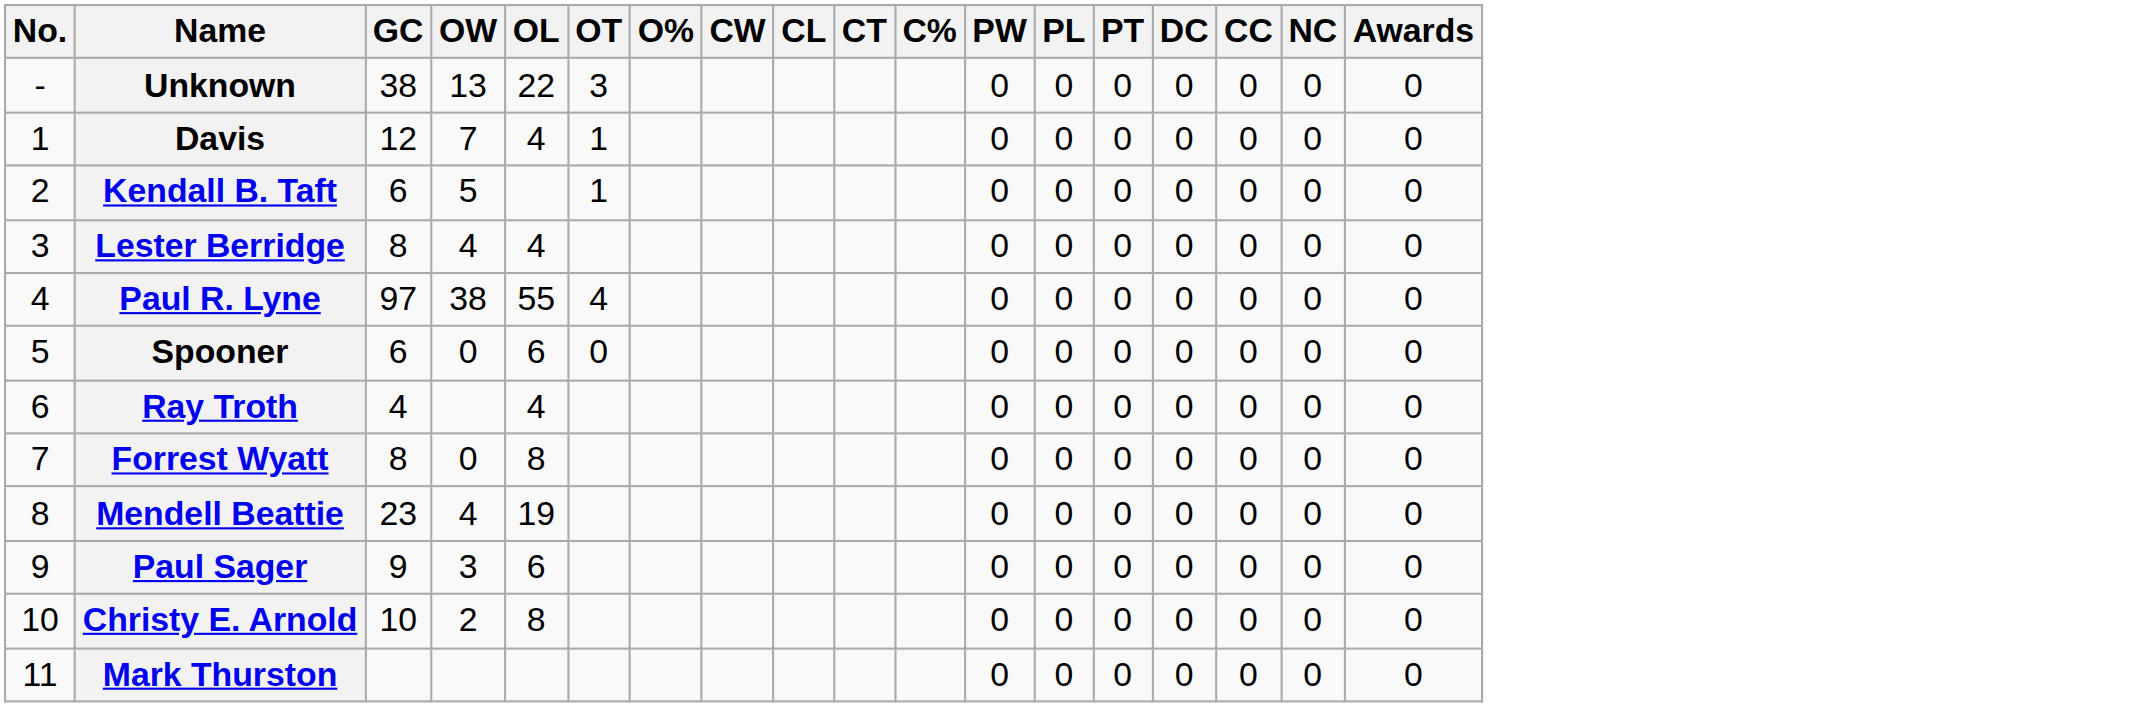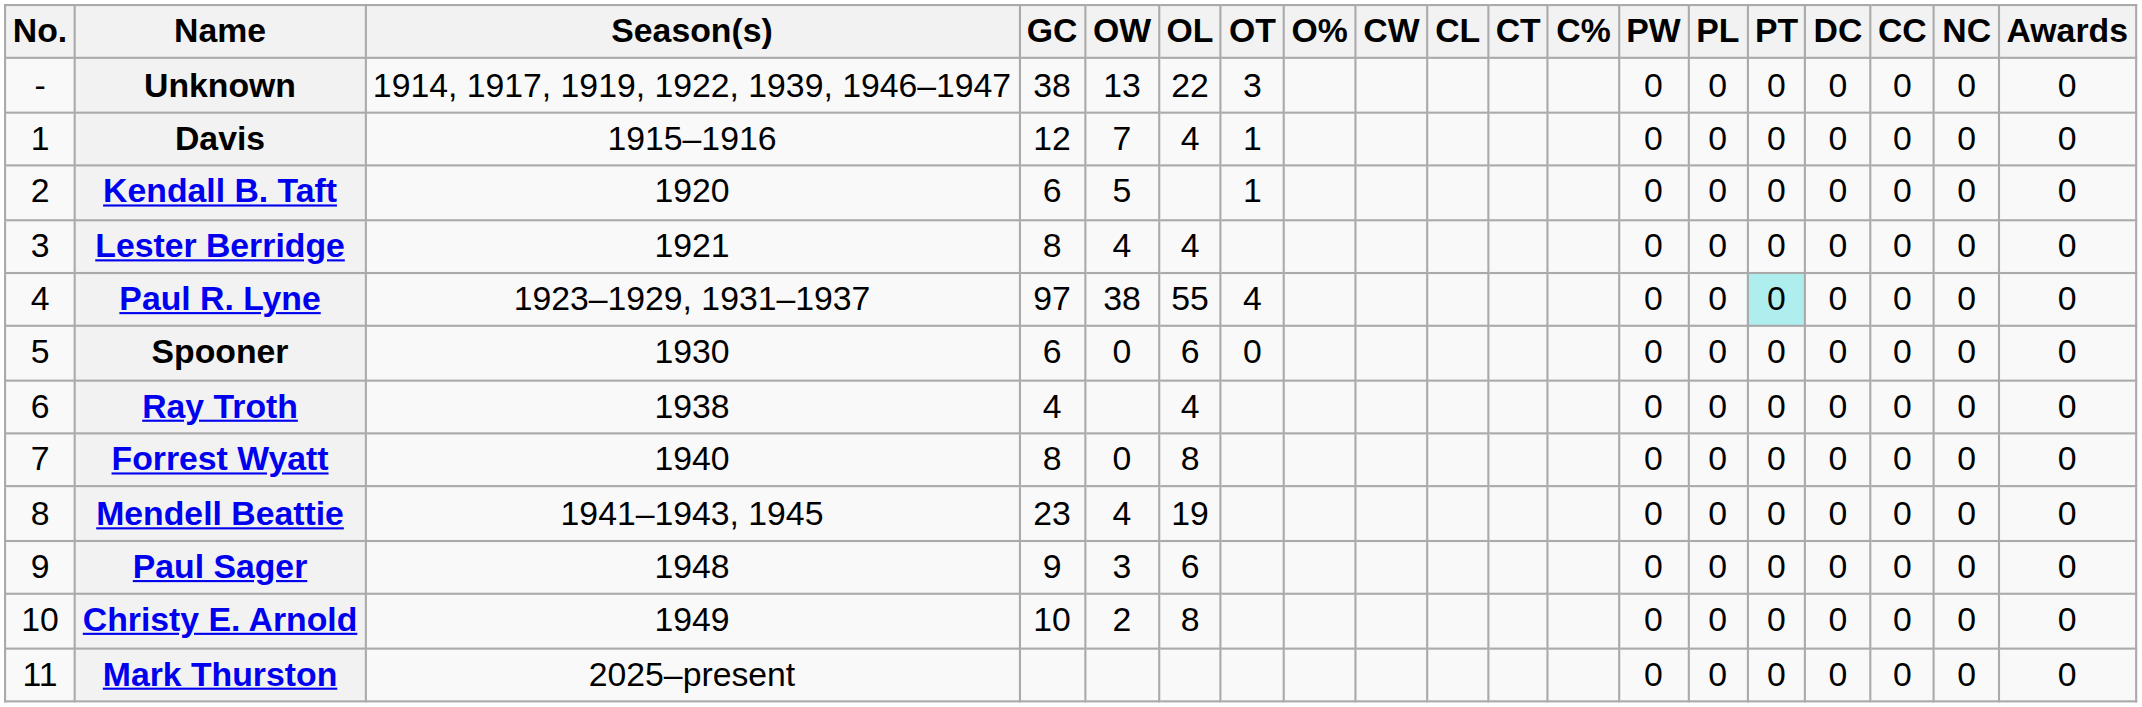+ column: (692, 31)
(1123, 298) no background -> (1776, 298) paleturquoise background
